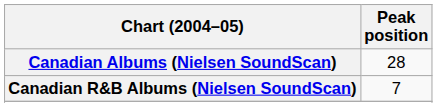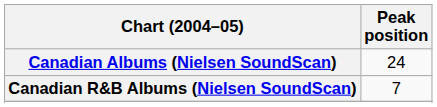(396, 62) 28 -> (396, 62) 24
